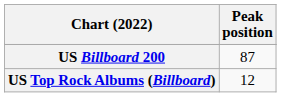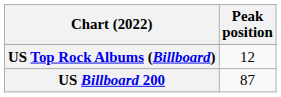rows swapped: (112, 56) <-> (112, 80)
